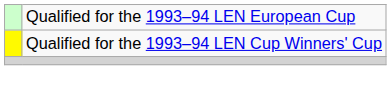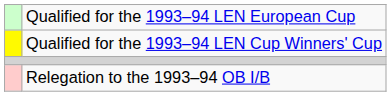+ row: (148, 77)
